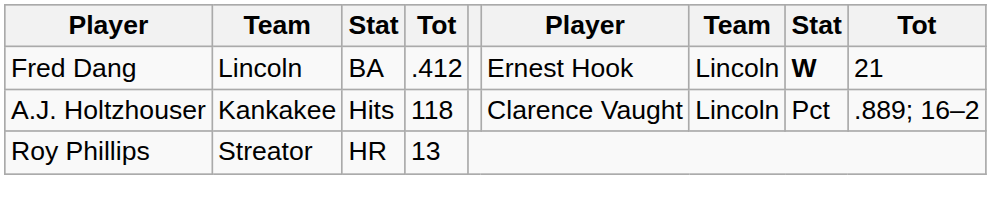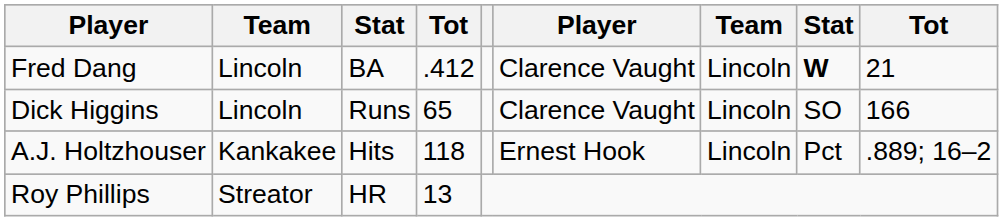(560, 67) Ernest Hook -> (597, 67) Clarence Vaught
+ row: (85, 109)
(585, 109) Clarence Vaught -> (572, 151) Ernest Hook
